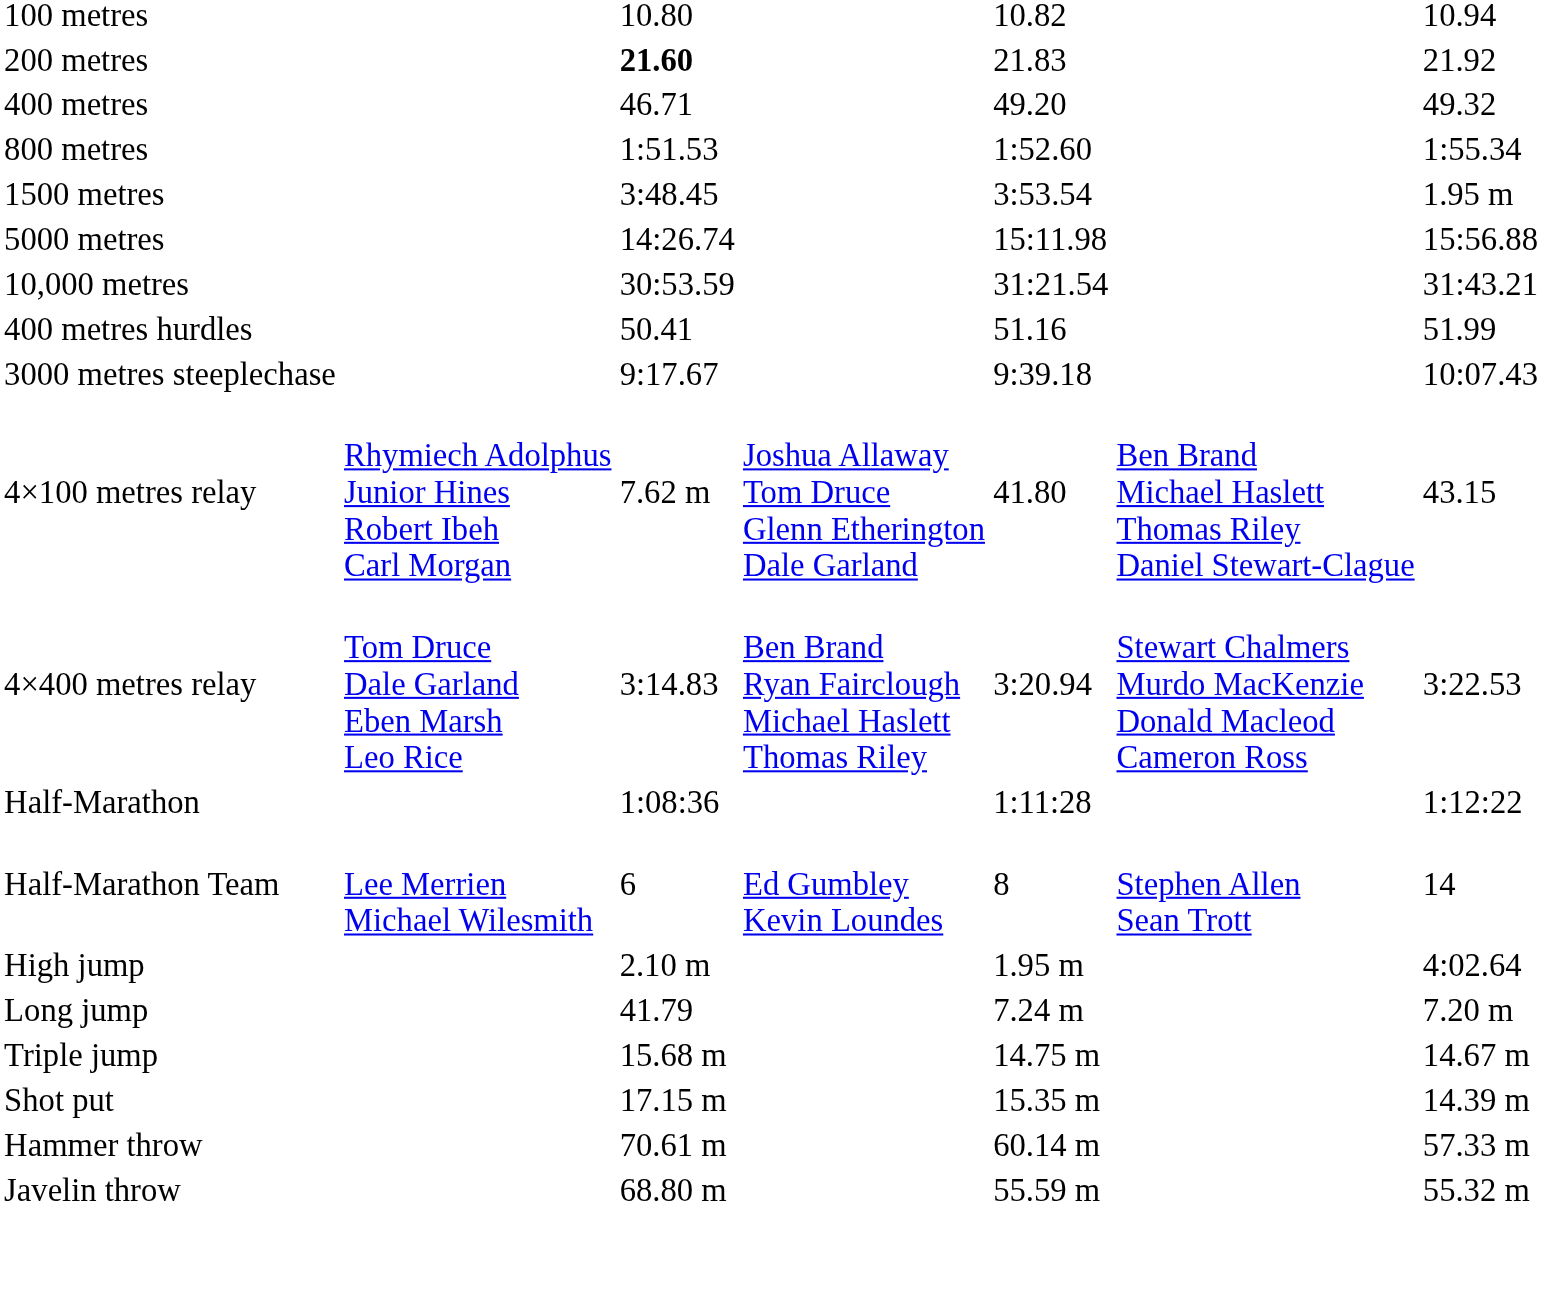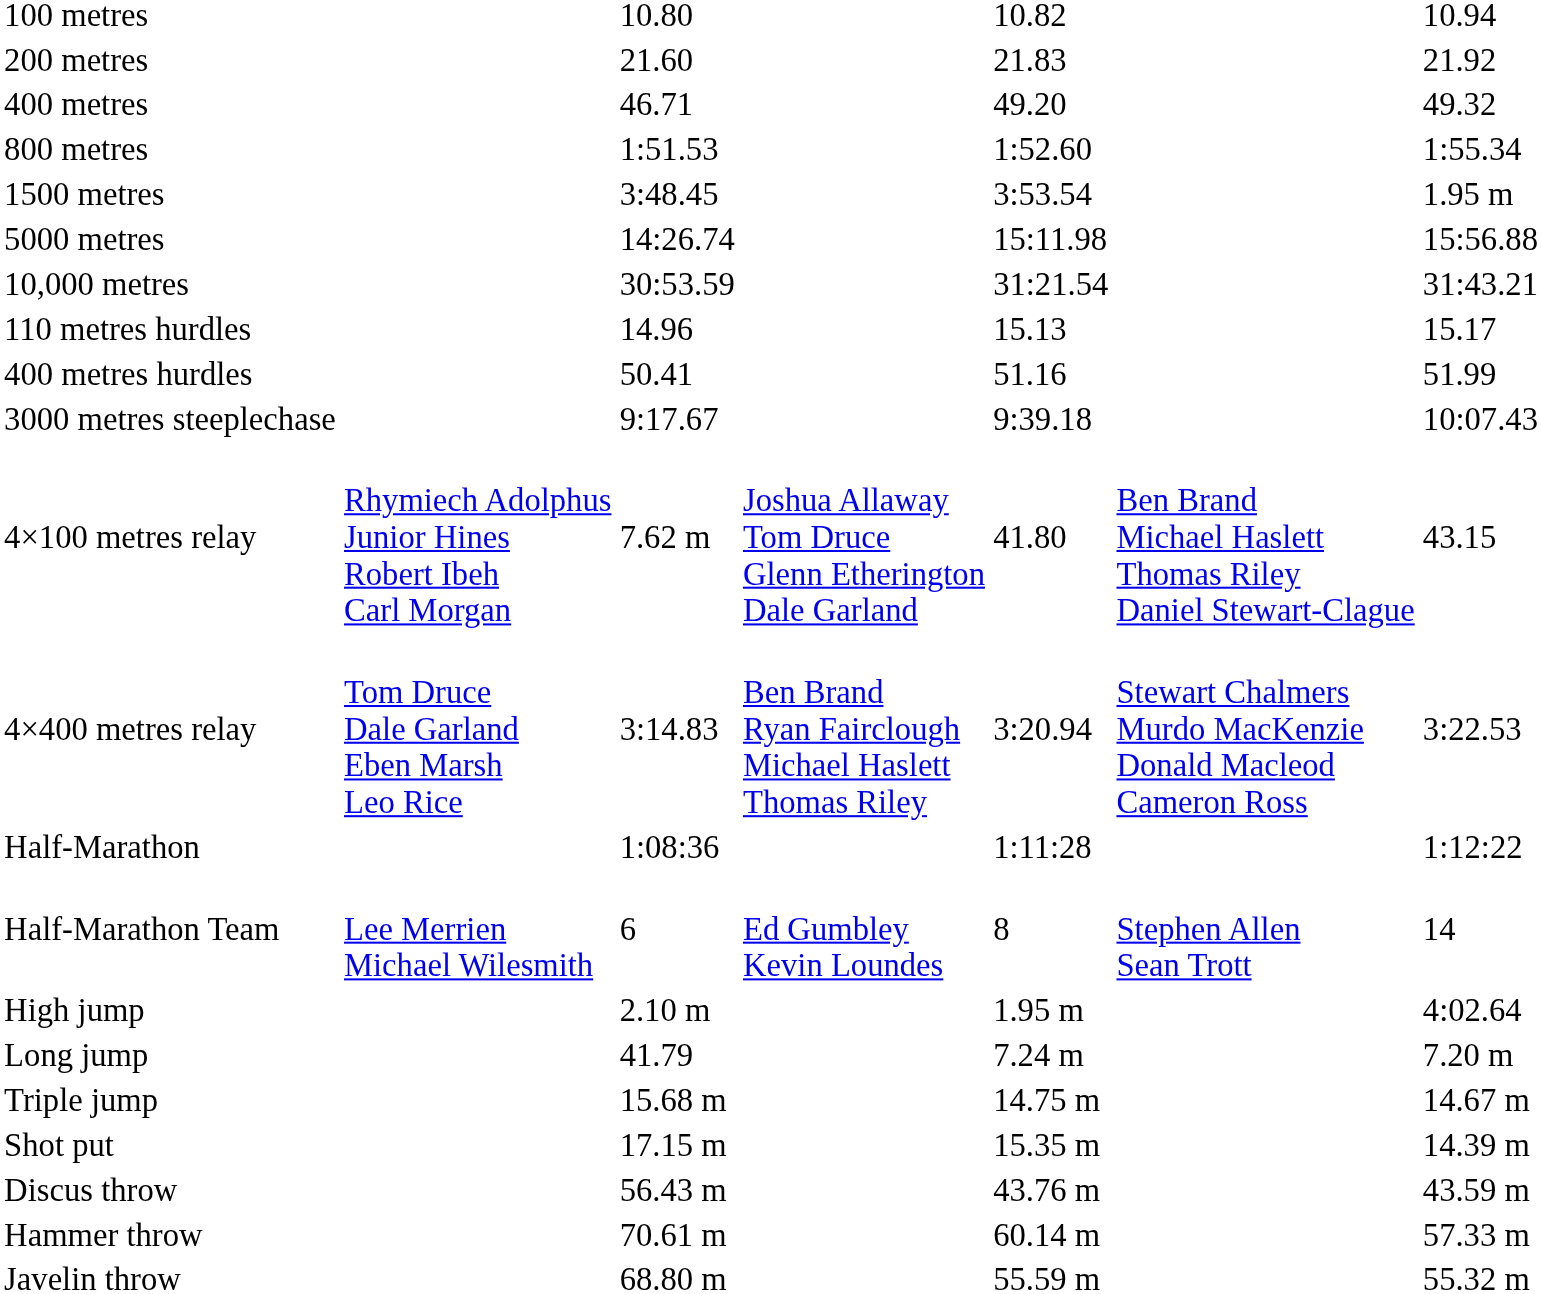(656, 59) bold -> (656, 59) normal
+ row: (128, 329)
+ row: (91, 1190)
